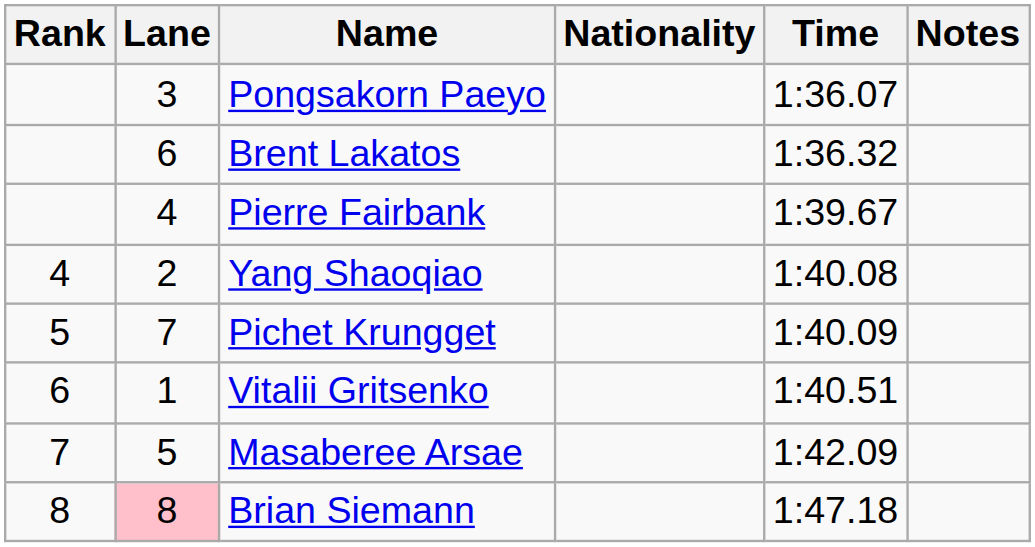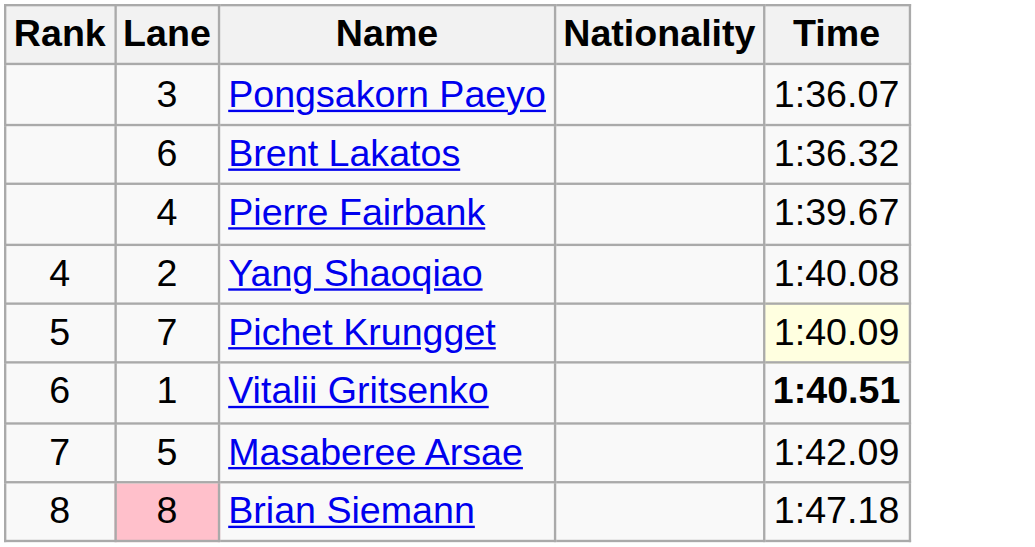- column: (968, 34)
(836, 332) no background -> (837, 332) lightyellow background
(836, 392) normal -> (837, 392) bold
